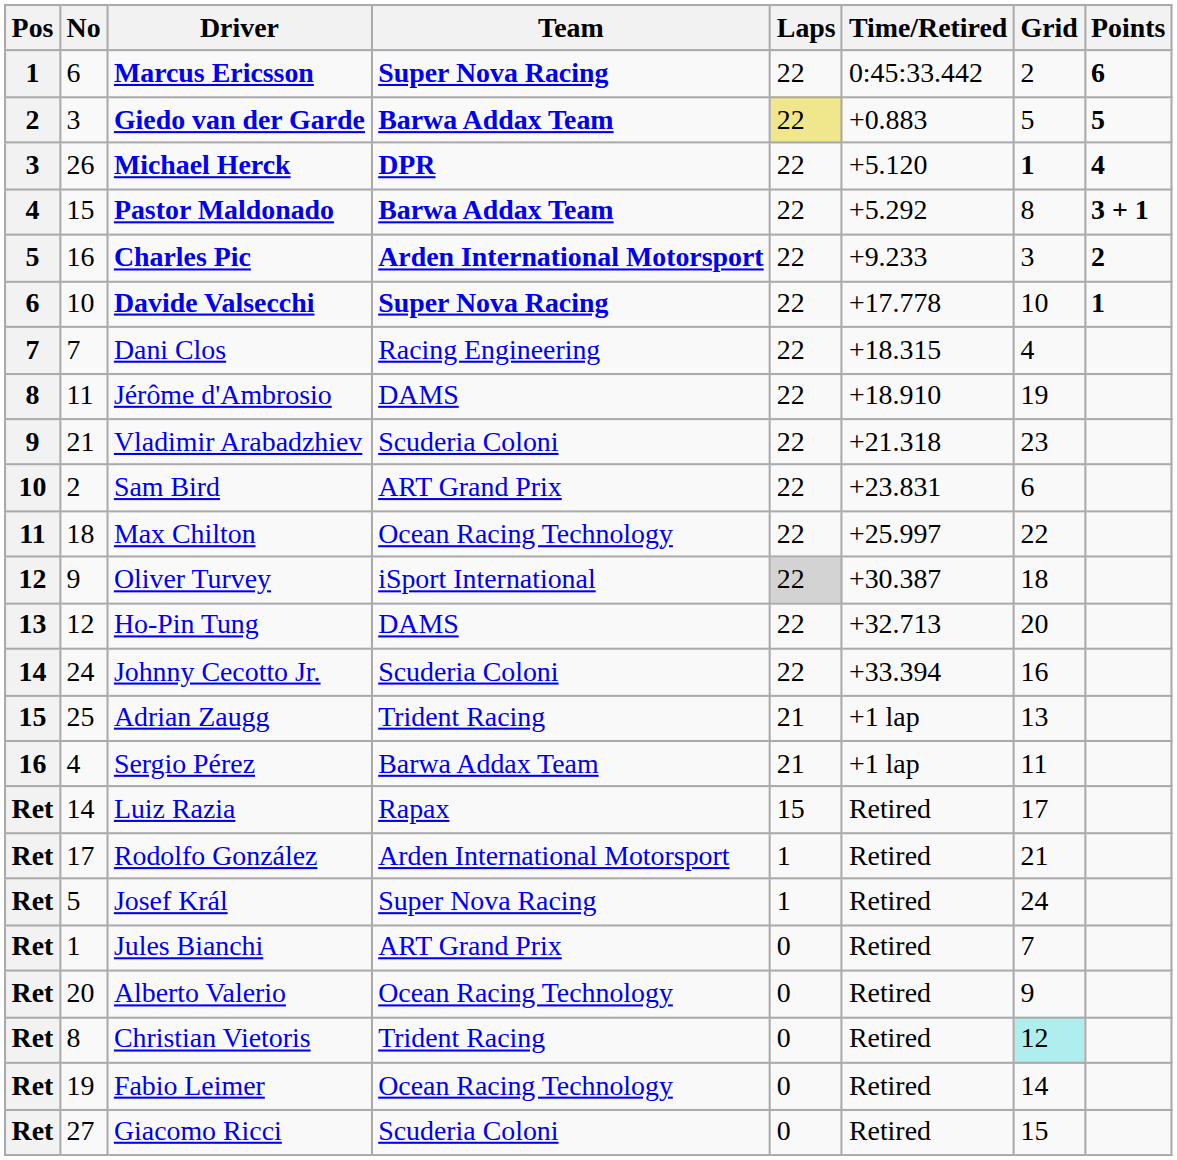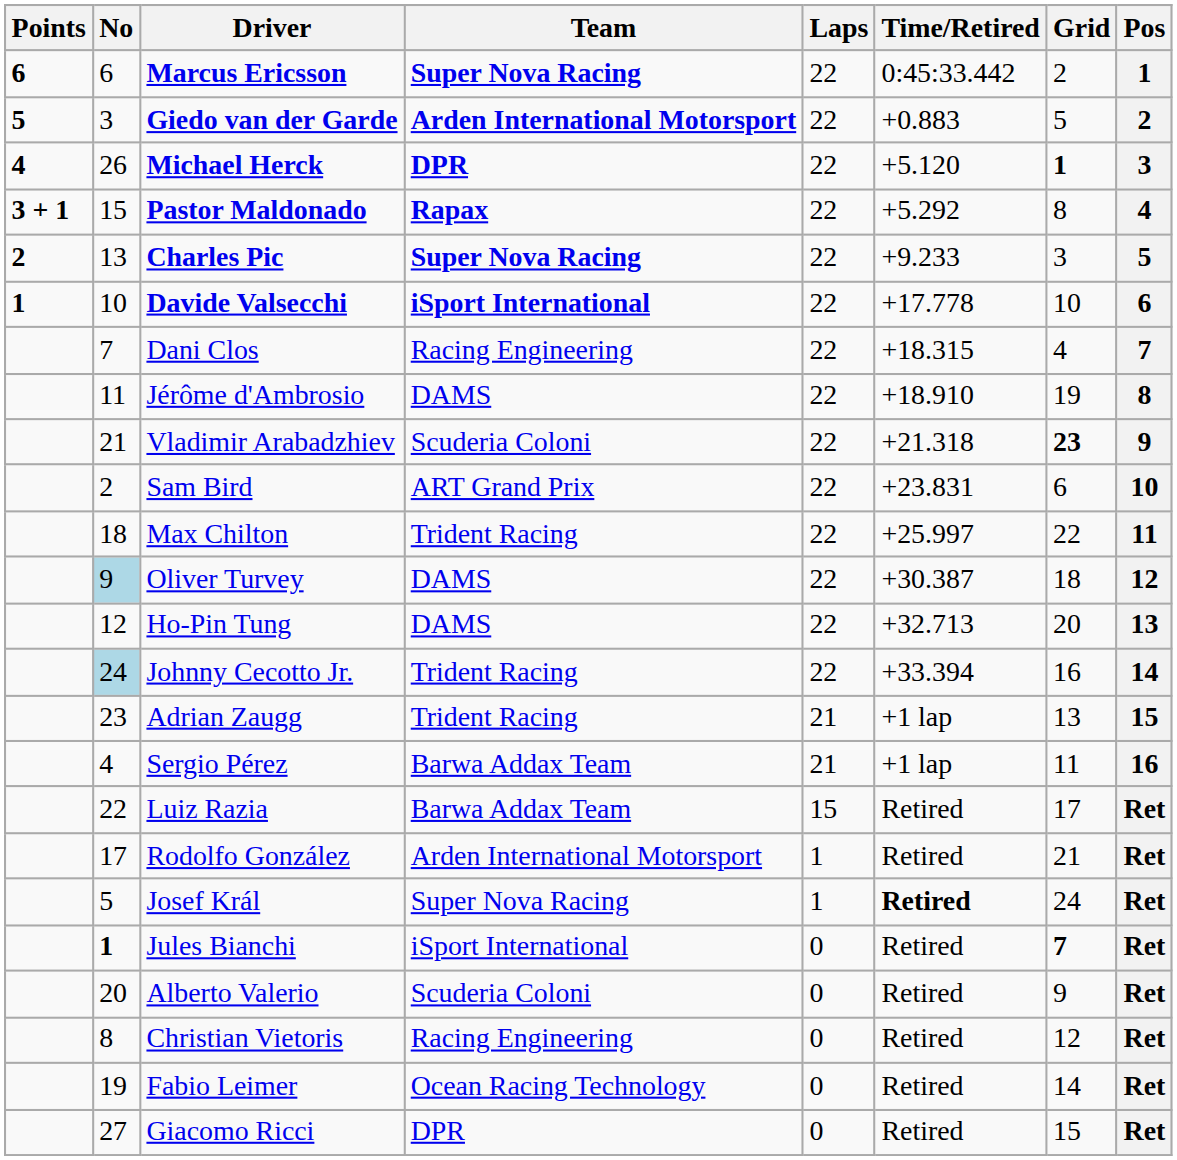columns swapped: (33, 27) <-> (1128, 27)
(496, 119) Barwa Addax Team -> (603, 119) Arden International Motorsport
(791, 119) khaki background -> (823, 119) no background
(496, 211) Barwa Addax Team -> (449, 211) Rapax
(81, 257) 16 -> (113, 257) 13
(571, 257) Arden International Motorsport -> (526, 257) Super Nova Racing
(493, 303) Super Nova Racing -> (530, 303) iSport International
(1034, 441) normal -> (1067, 441) bold
(526, 533) Ocean Racing Technology -> (494, 533) Trident Racing
(74, 579) no background -> (106, 579) lightblue background
(487, 579) iSport International -> (451, 579) DAMS
(791, 579) lightgrey background -> (823, 579) no background
(81, 671) no background -> (113, 671) lightblue background
(468, 671) Scuderia Coloni -> (494, 671) Trident Racing
(81, 717) 25 -> (113, 717) 23
(81, 809) 14 -> (113, 809) 22
(414, 809) Rapax -> (521, 809) Barwa Addax Team
(890, 901) normal -> (926, 901) bold
(74, 947) normal -> (106, 947) bold
(470, 947) ART Grand Prix -> (519, 947) iSport International
(1028, 947) normal -> (1060, 947) bold
(526, 993) Ocean Racing Technology -> (501, 993) Scuderia Coloni
(462, 1039) Trident Racing -> (522, 1039) Racing Engineering
(1034, 1039) paleturquoise background -> (1067, 1039) no background
(468, 1131) Scuderia Coloni -> (438, 1131) DPR
